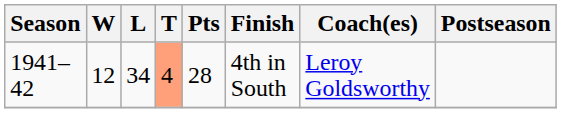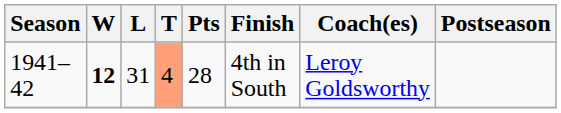(103, 74) normal -> (103, 74) bold
(138, 74) 34 -> (138, 74) 31
